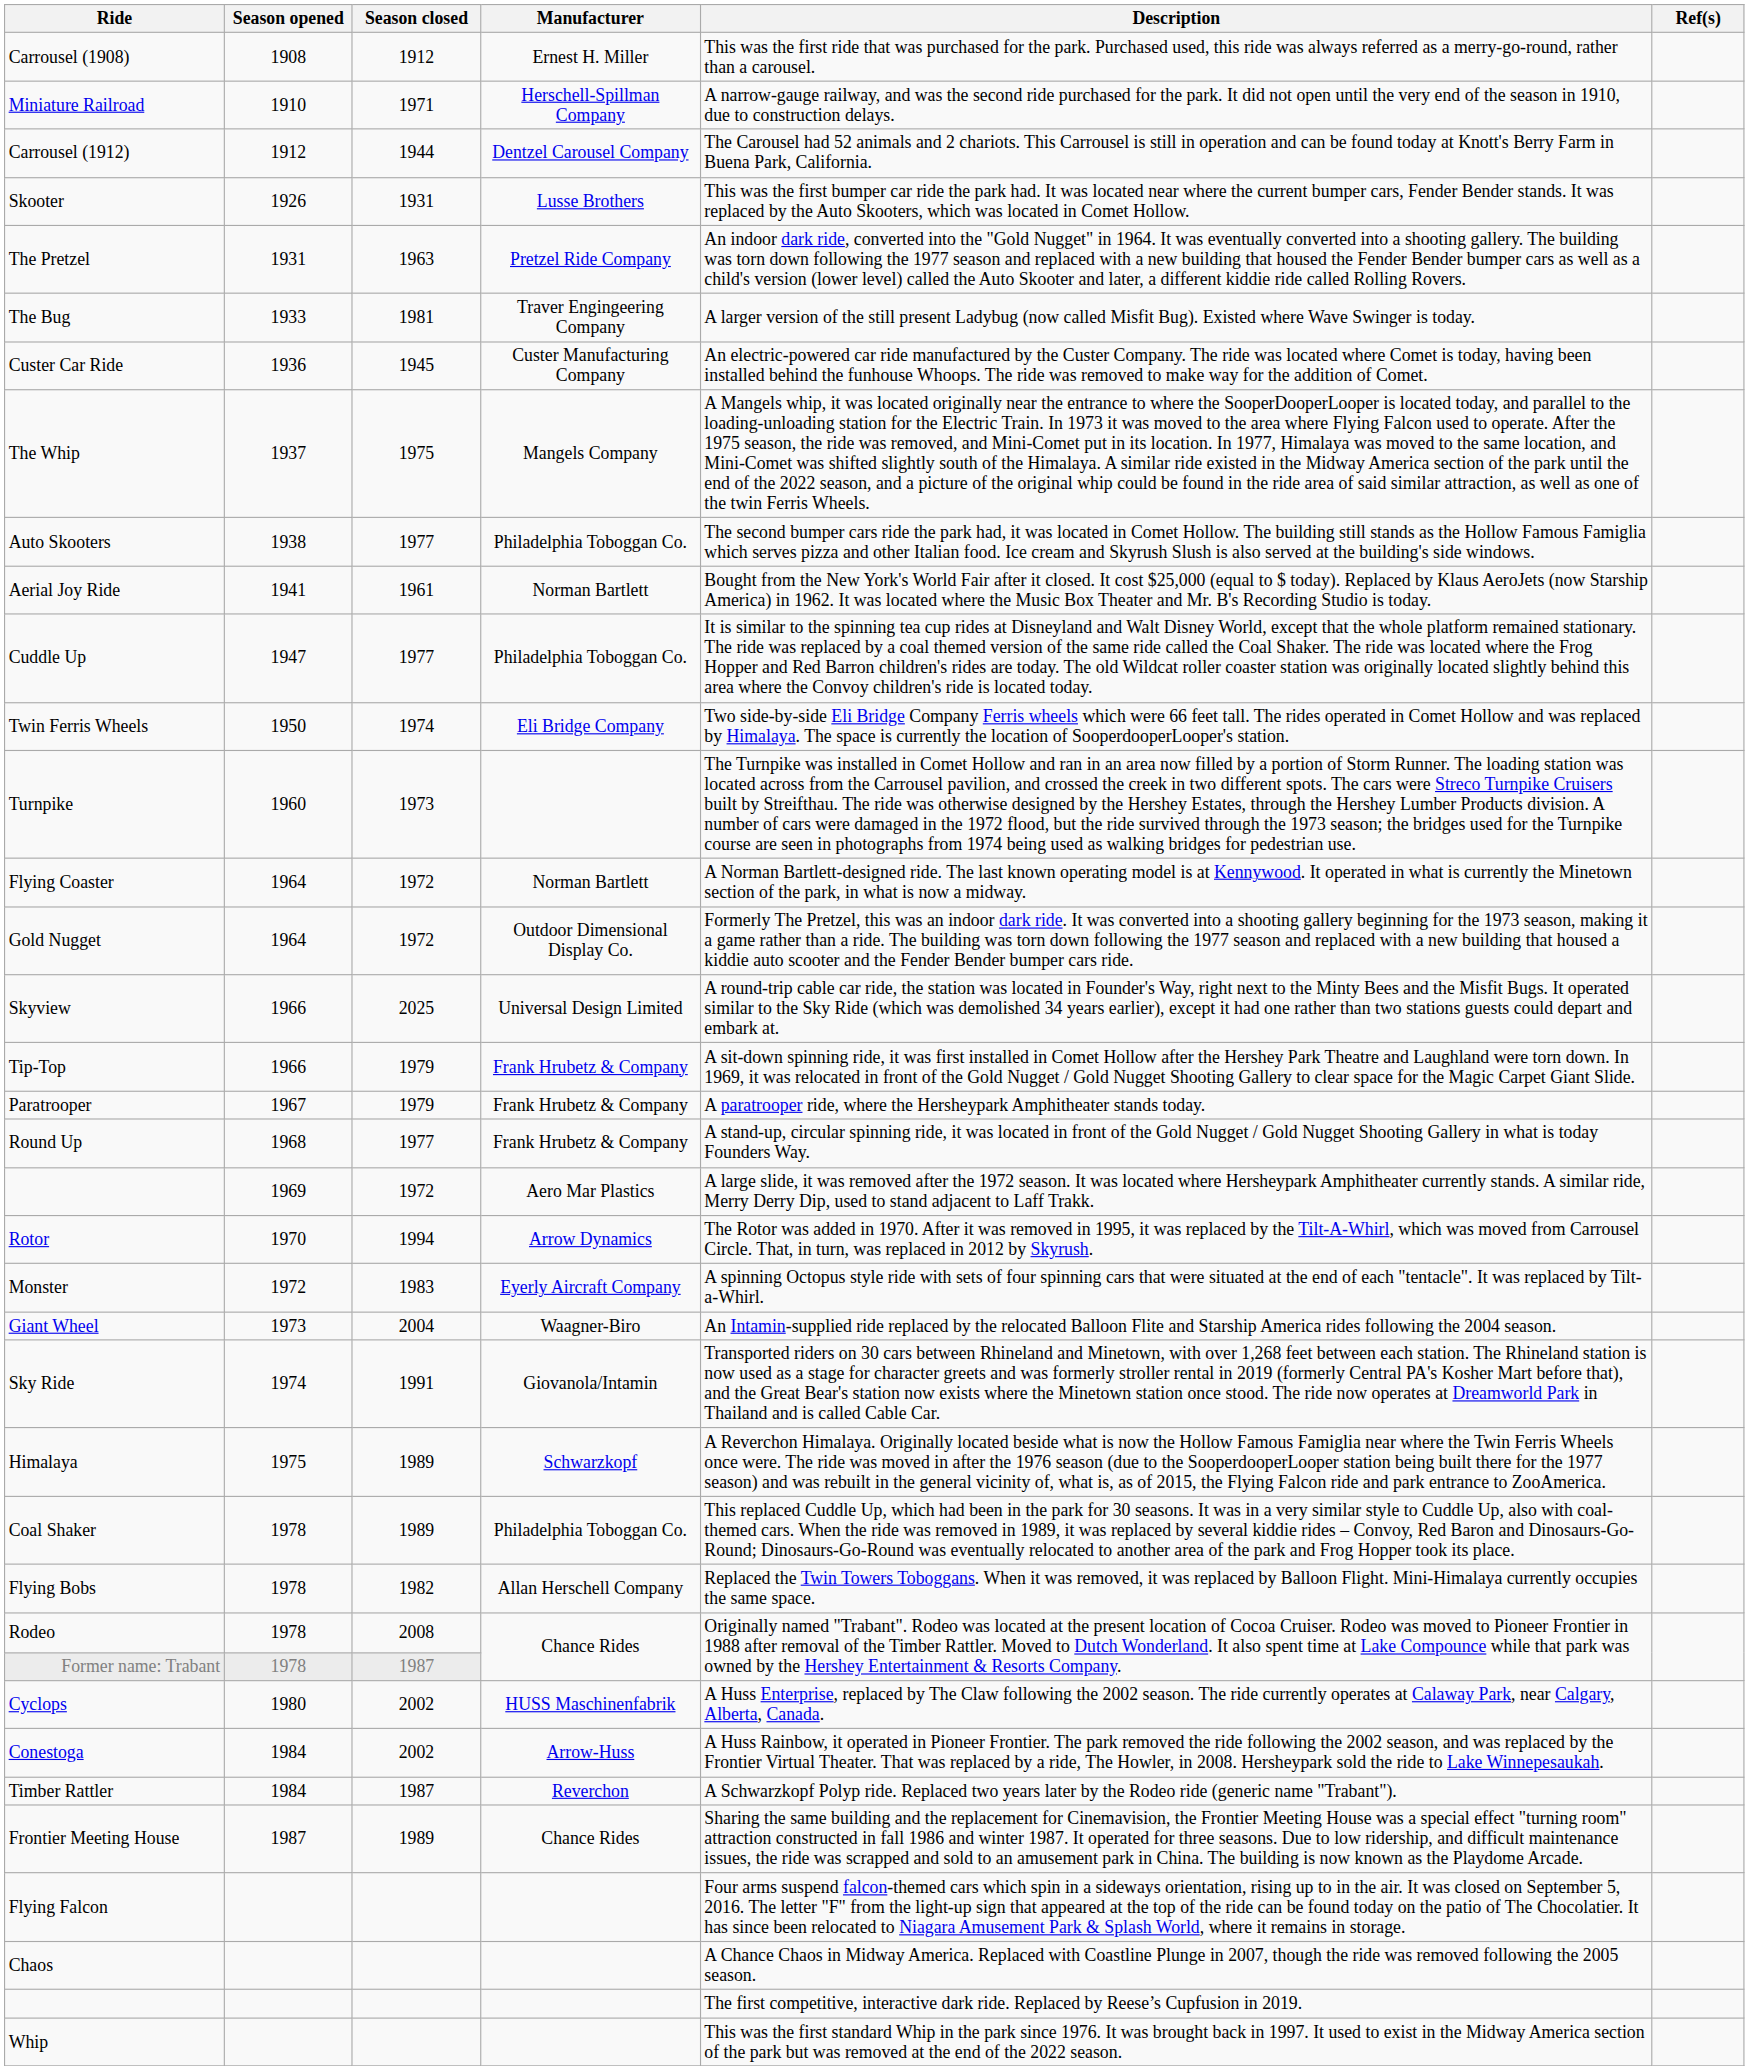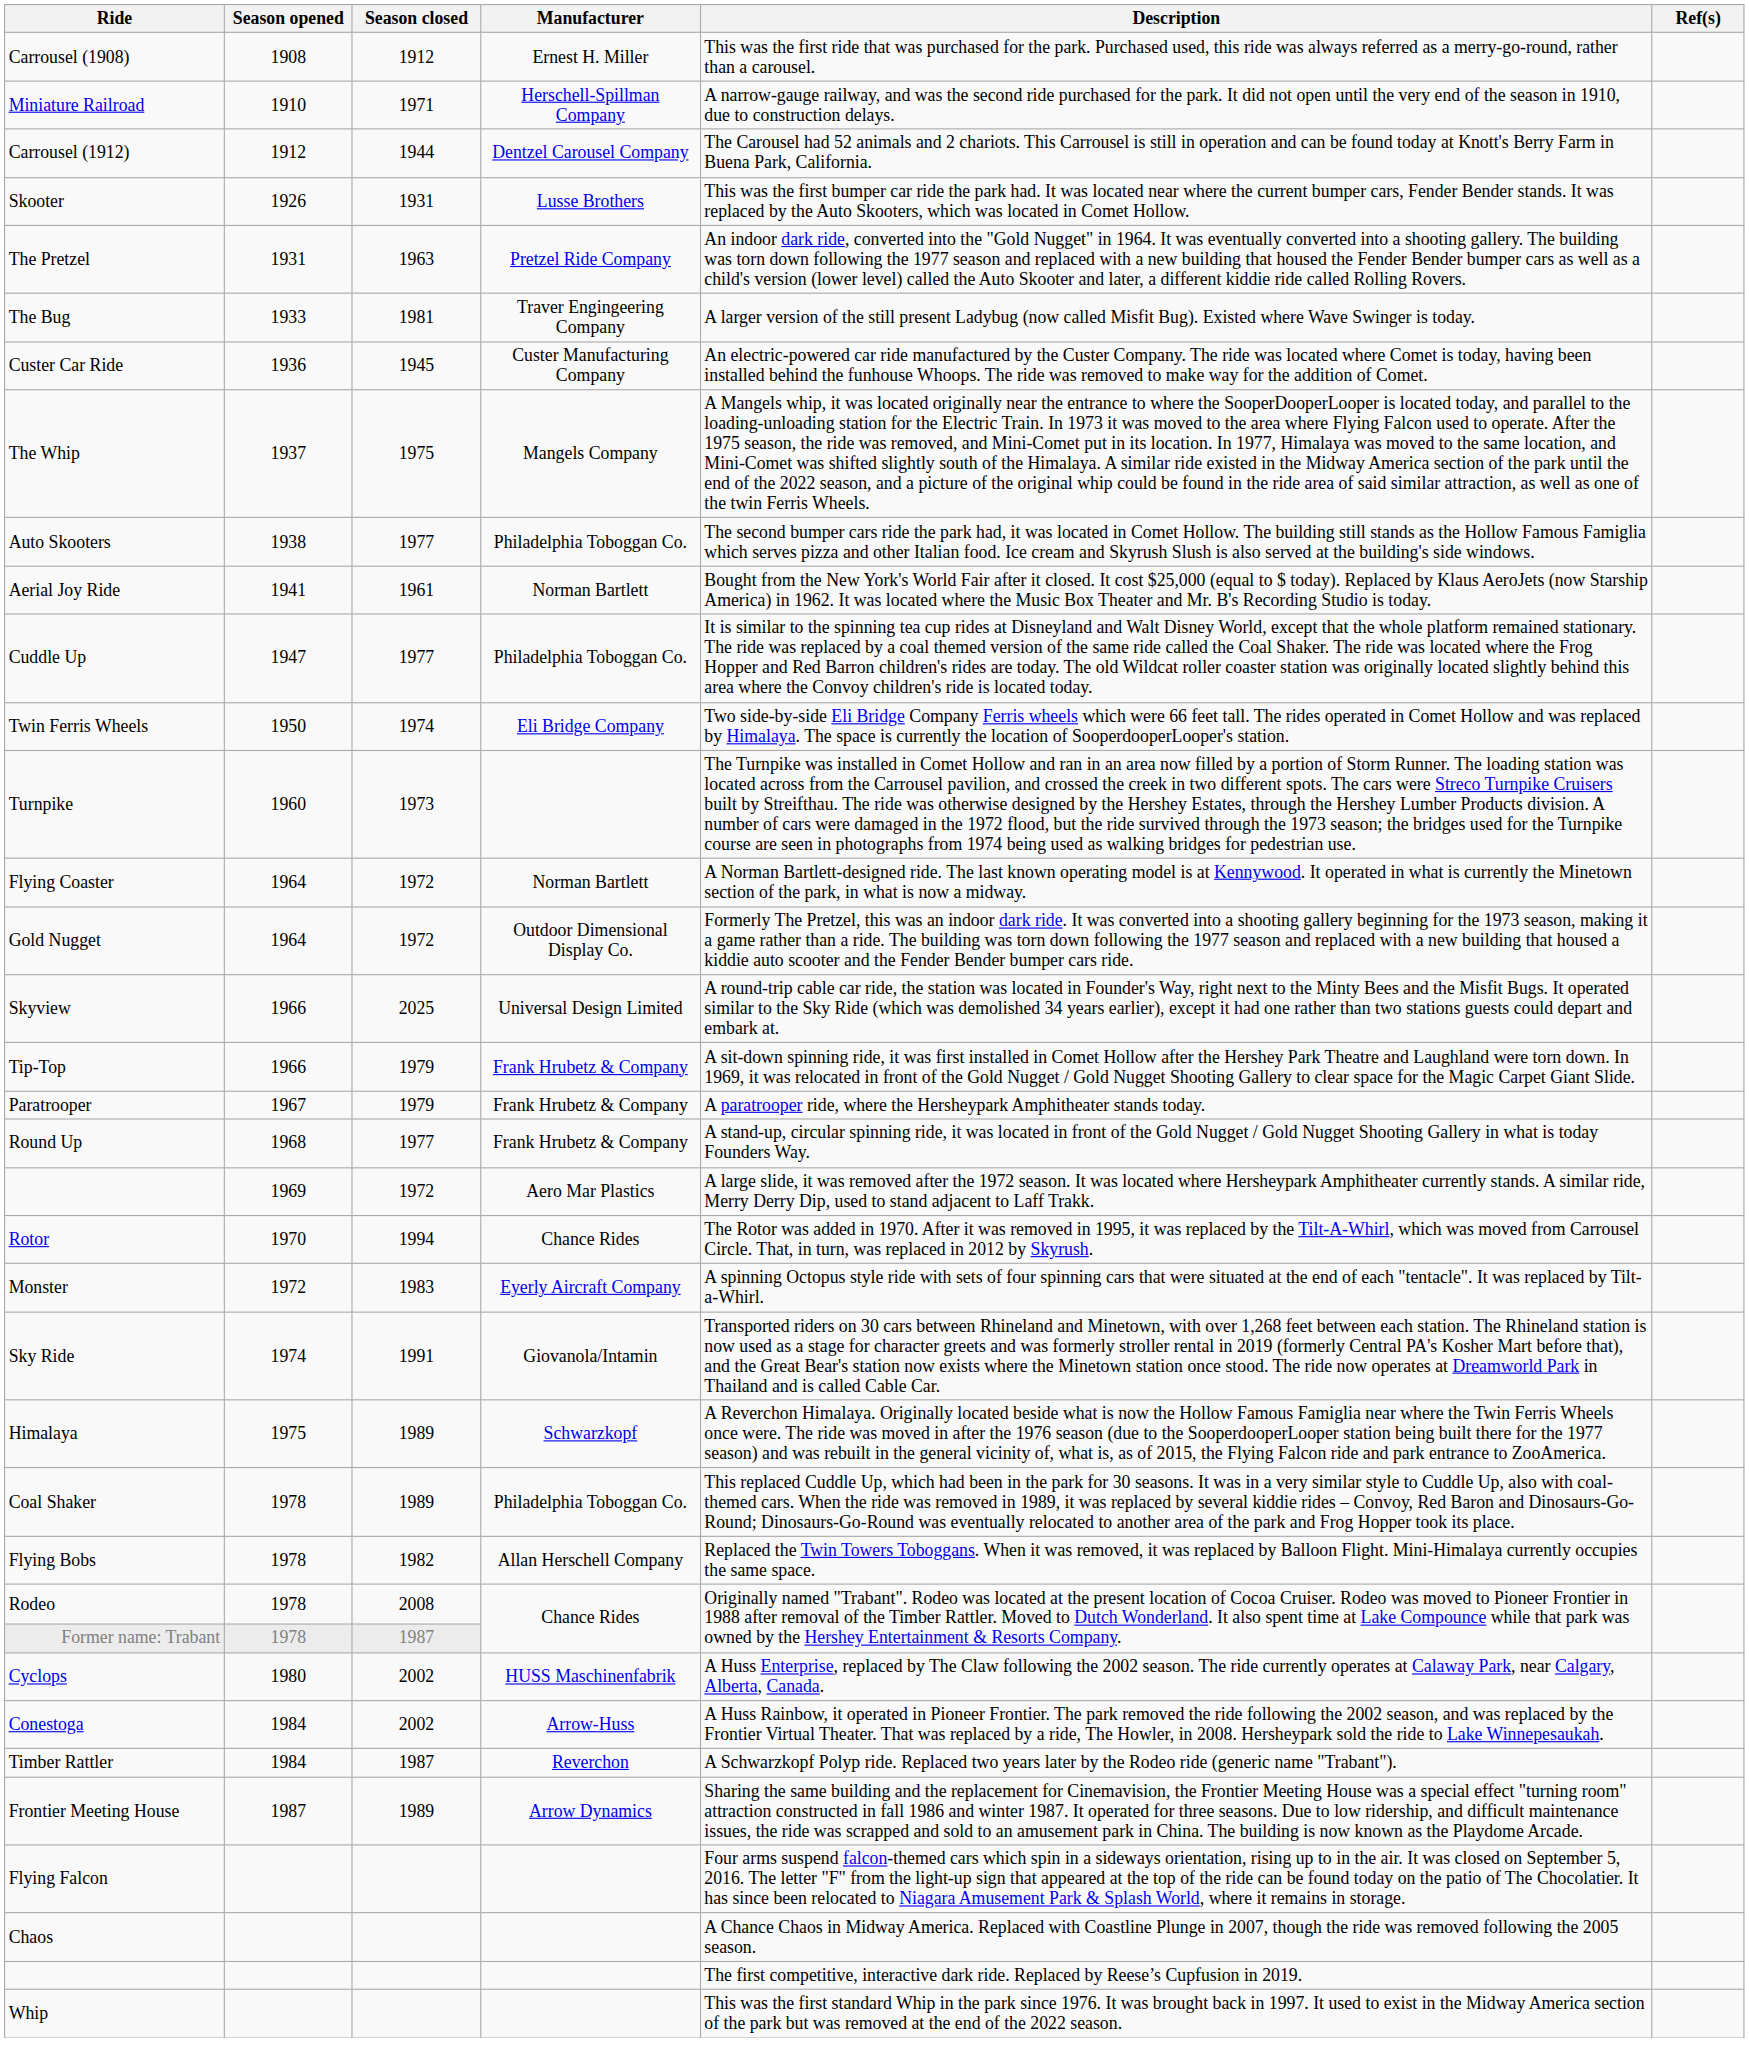(590, 1239) Arrow Dynamics -> (590, 1239) Chance Rides
- row: (54, 1325)
(590, 1838) Chance Rides -> (590, 1810) Arrow Dynamics
